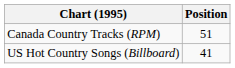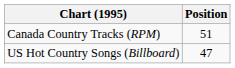(206, 53) 41 -> (206, 53) 47
